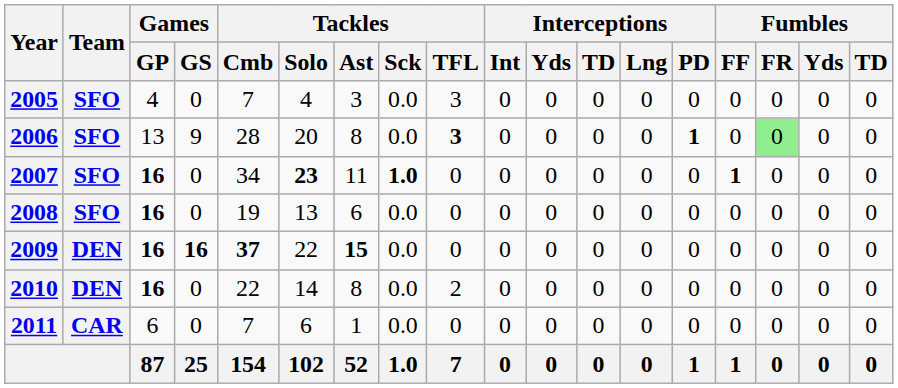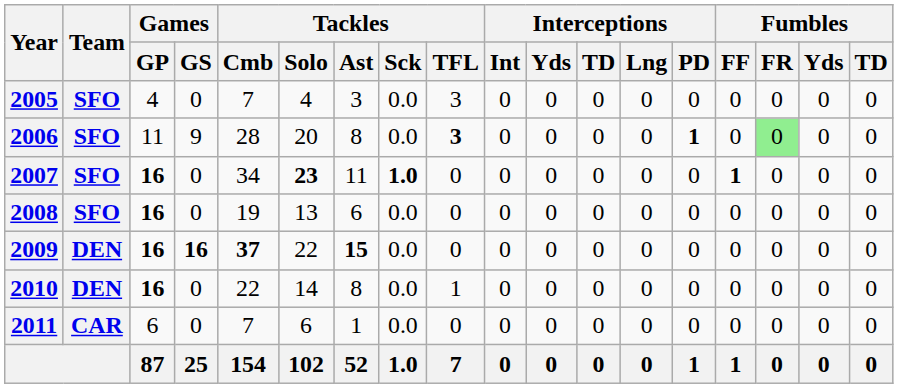(153, 136) 13 -> (153, 136) 11
(456, 288) 2 -> (456, 288) 1
